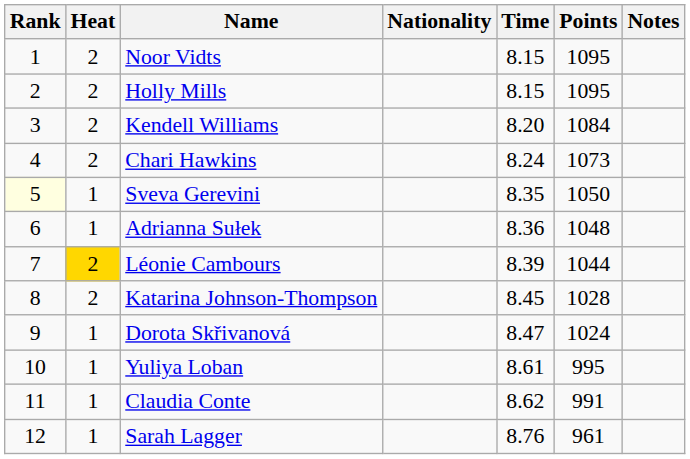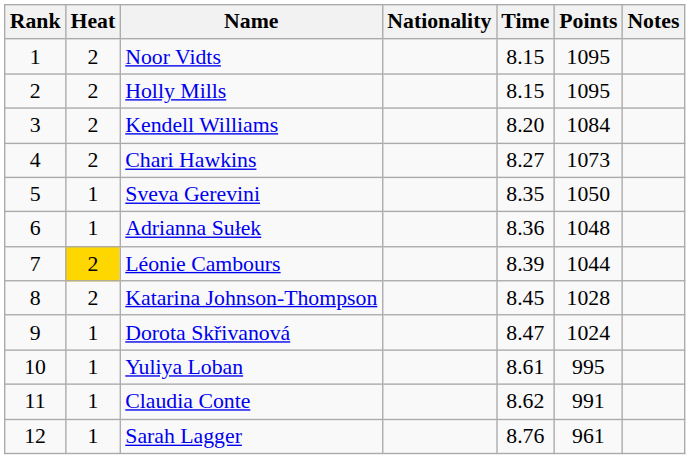(525, 159) 8.24 -> (525, 159) 8.27
(35, 194) lightyellow background -> (35, 194) no background
